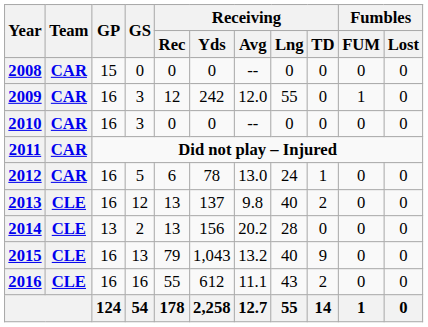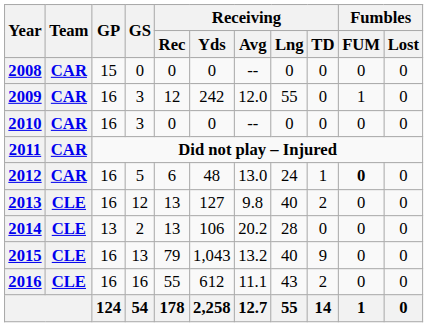(212, 176) 78 -> (212, 176) 48
(361, 176) normal -> (361, 176) bold
(212, 202) 137 -> (212, 202) 127
(212, 228) 156 -> (212, 228) 106
